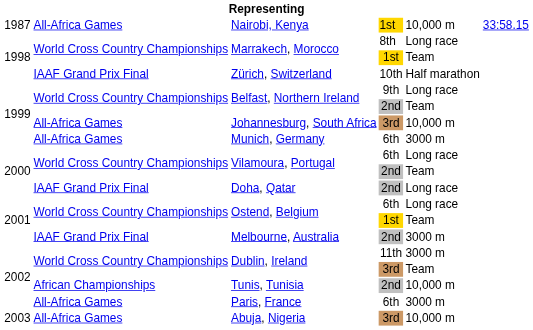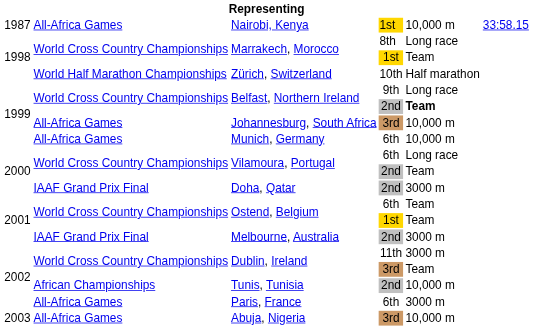(91, 74) IAAF Grand Prix Final -> (130, 74) World Half Marathon Championships
(420, 106) normal -> (421, 106) bold
(425, 139) 3000 m -> (430, 139) 10,000 m
(432, 188) Long race -> (425, 188) 3000 m
(432, 204) Long race -> (420, 204) Team
